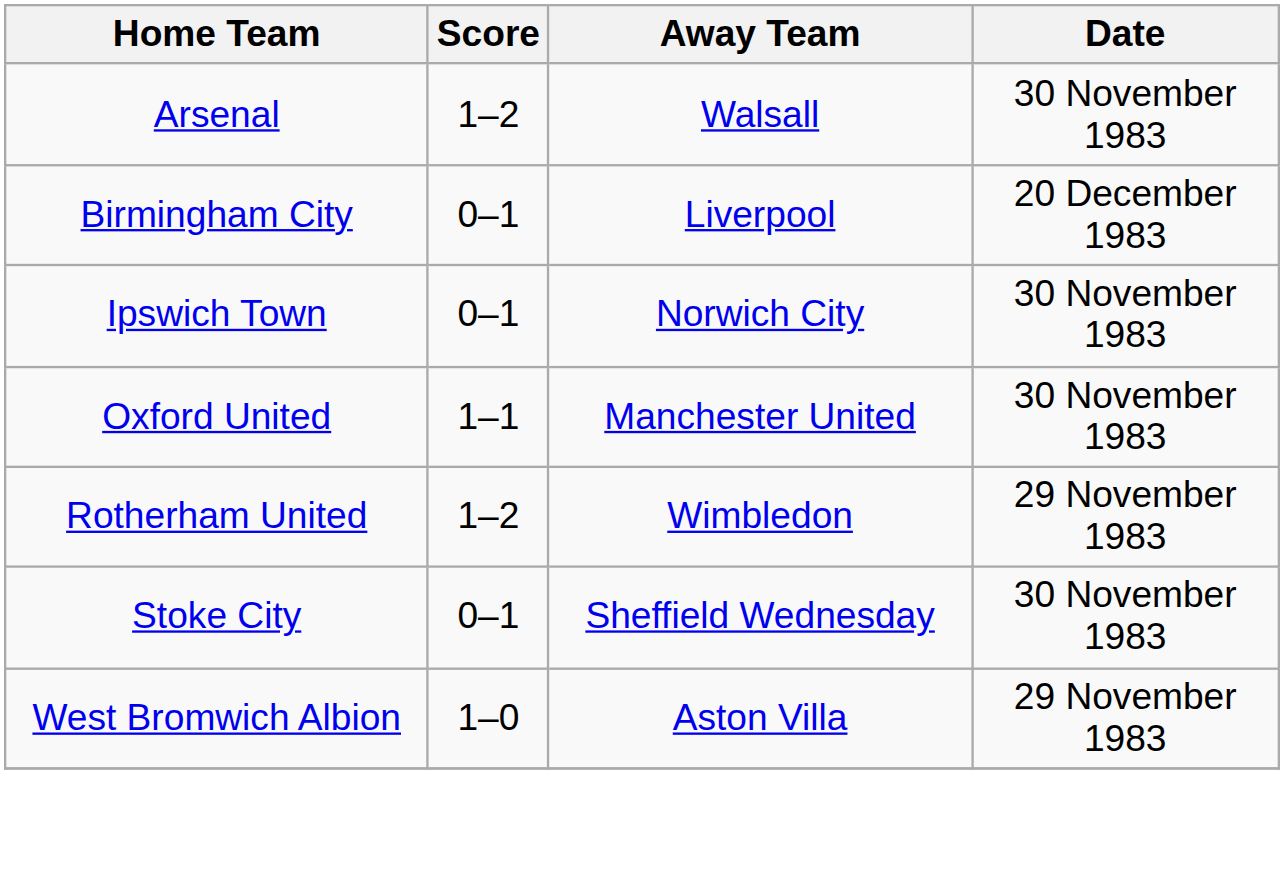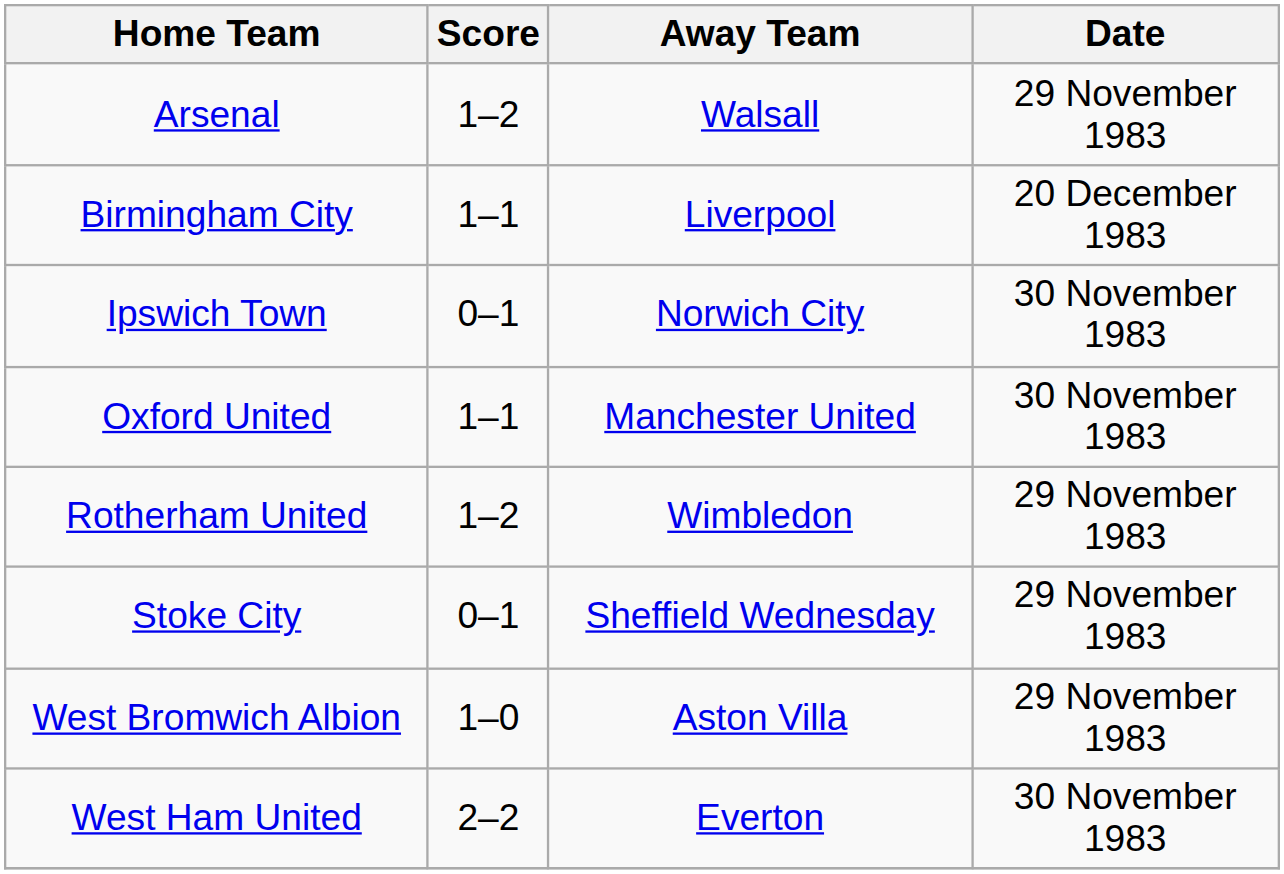(1125, 113) 30 November 1983 -> (1125, 113) 29 November 1983
(488, 214) 0–1 -> (488, 214) 1–1
(1125, 616) 30 November 1983 -> (1125, 616) 29 November 1983
+ row: (217, 818)
